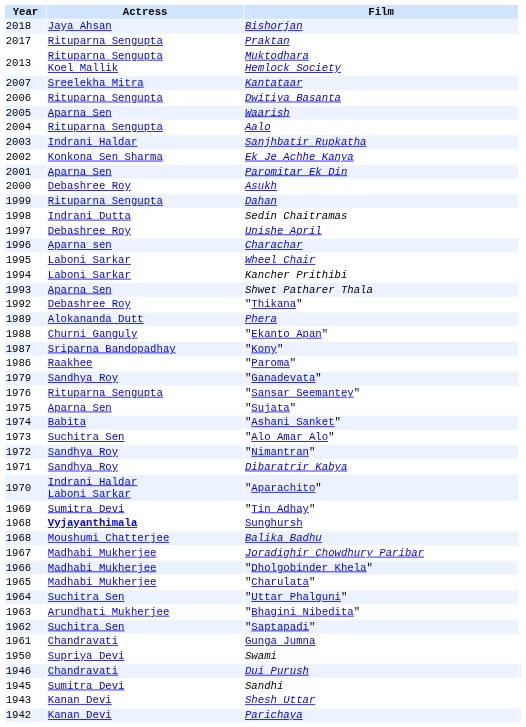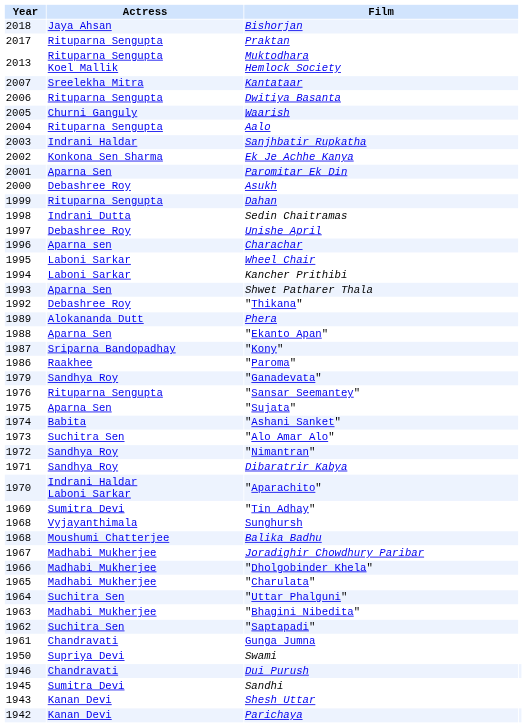(80, 113) Aparna Sen -> (93, 113) Churni Ganguly
(93, 334) Churni Ganguly -> (80, 334) Aparna Sen
(93, 523) bold -> (93, 523) normal
(109, 612) Arundhati Mukherjee -> (102, 612) Madhabi Mukherjee
